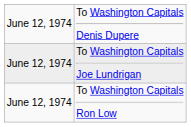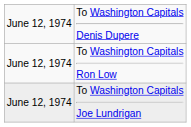rows swapped: (130, 63) <-> (130, 102)
